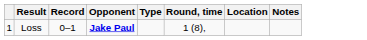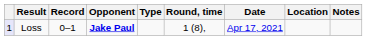+ column: (255, 12)
(9, 27) no background -> (9, 27) lavender background
